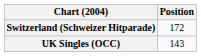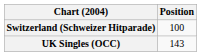(177, 28) 172 -> (177, 28) 100
